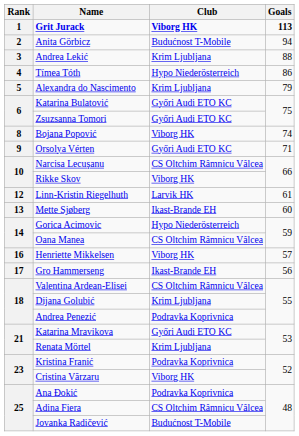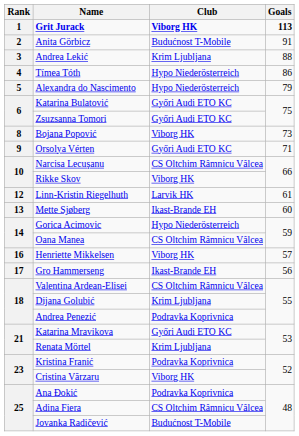(287, 42) 94 -> (287, 42) 91
(181, 88) Krim Ljubljana -> (195, 88) Hypo Niederösterreich
(287, 133) 74 -> (287, 133) 73
